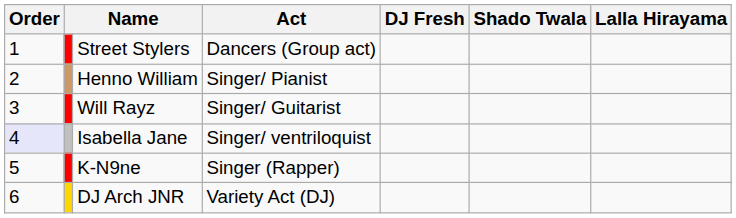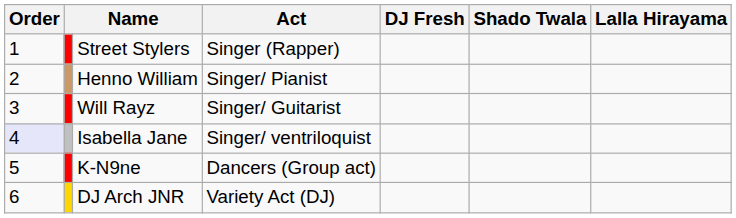(291, 49) Dancers (Group act) -> (273, 49) Singer (Rapper)
(273, 167) Singer (Rapper) -> (291, 167) Dancers (Group act)
